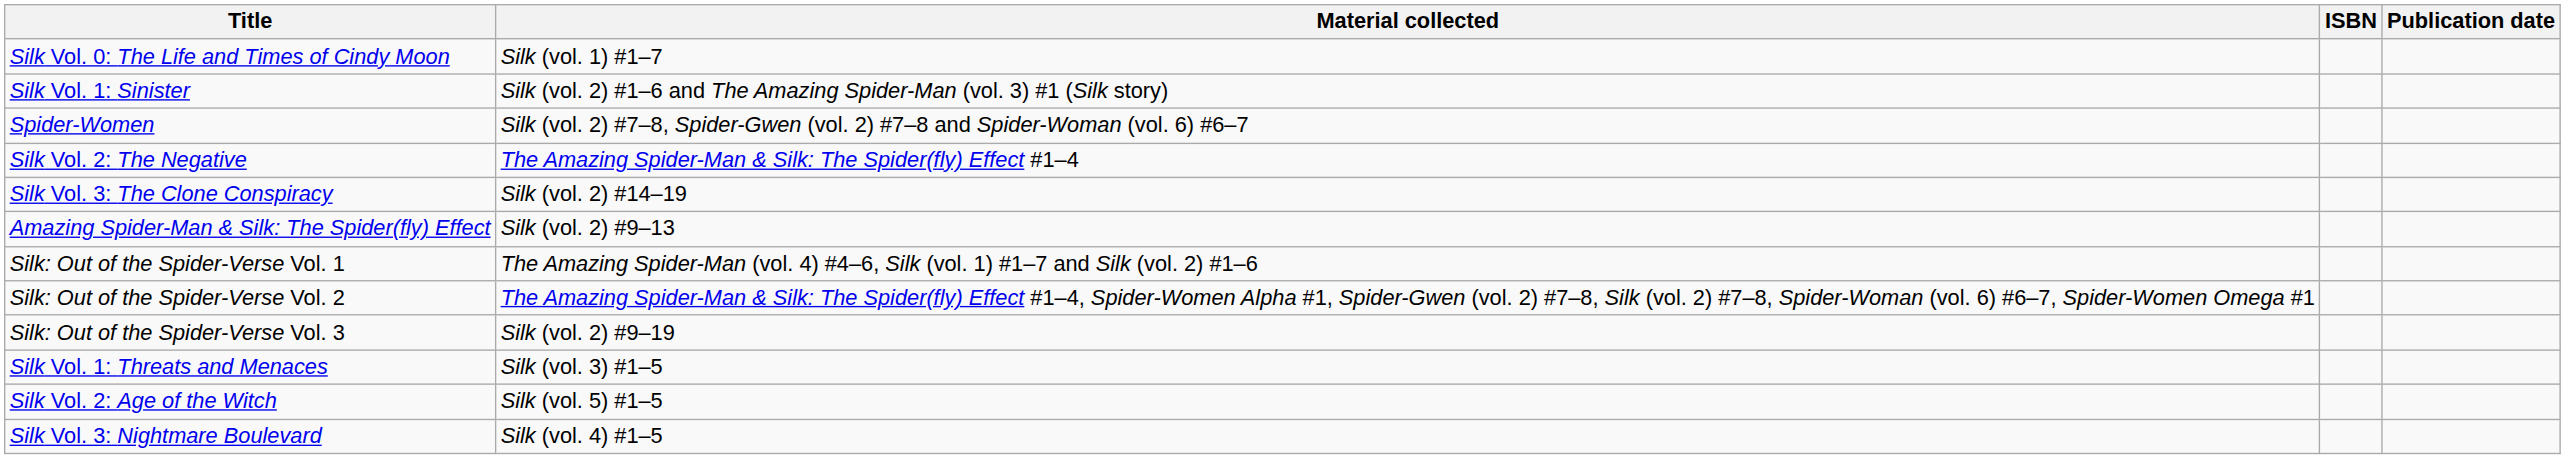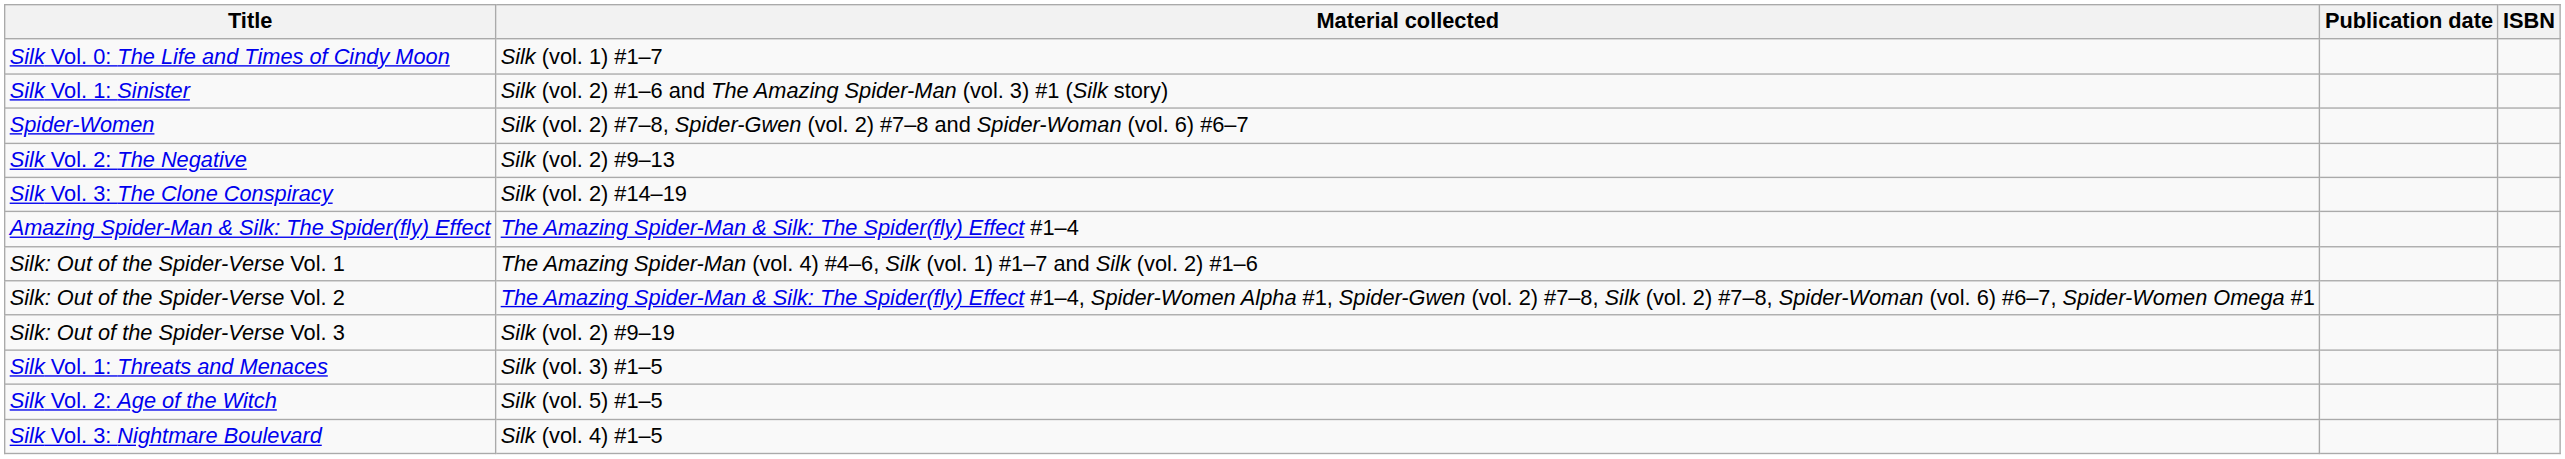columns swapped: (2471, 21) <-> (2351, 21)
(790, 159) The Amazing Spider-Man & Silk: The Spider(fly) Effect #1–4 -> (588, 159) Silk (vol. 2) #9–13
(588, 228) Silk (vol. 2) #9–13 -> (790, 228) The Amazing Spider-Man & Silk: The Spider(fly) Effect #1–4
